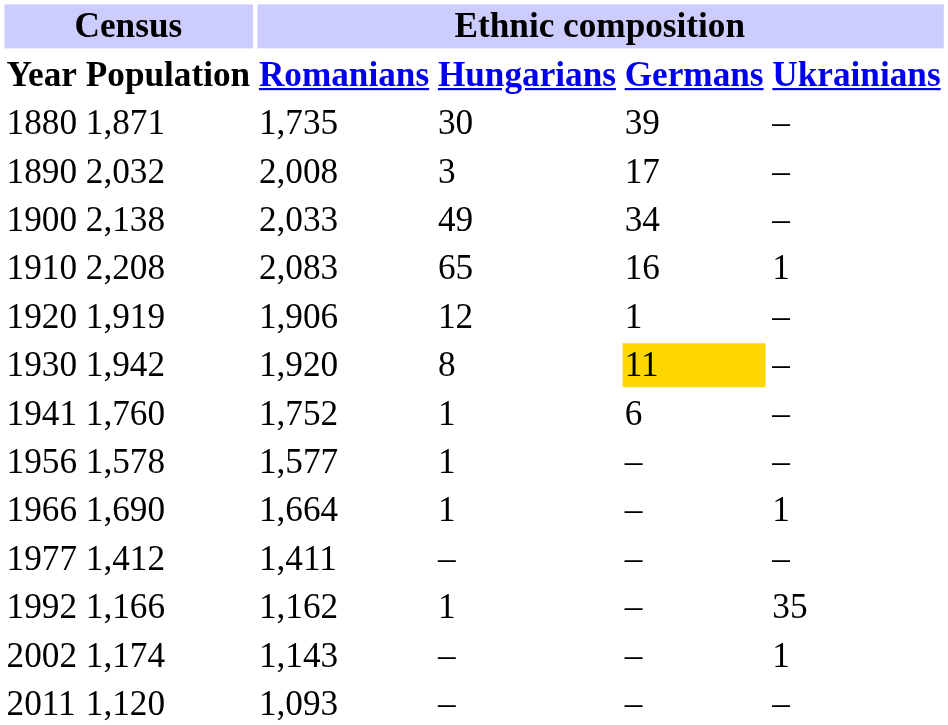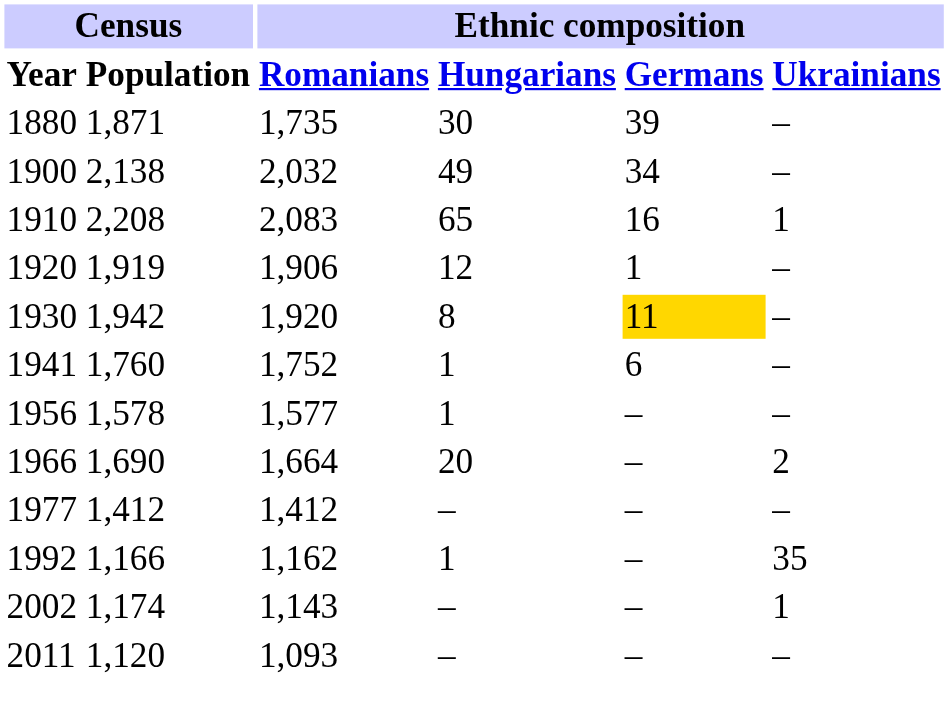- row: (42, 170)
(299, 219) 2,033 -> (299, 170) 2,032
(447, 509) 1 -> (456, 461) 20
(781, 509) 1 -> (781, 461) 2
(298, 558) 1,411 -> (299, 509) 1,412
